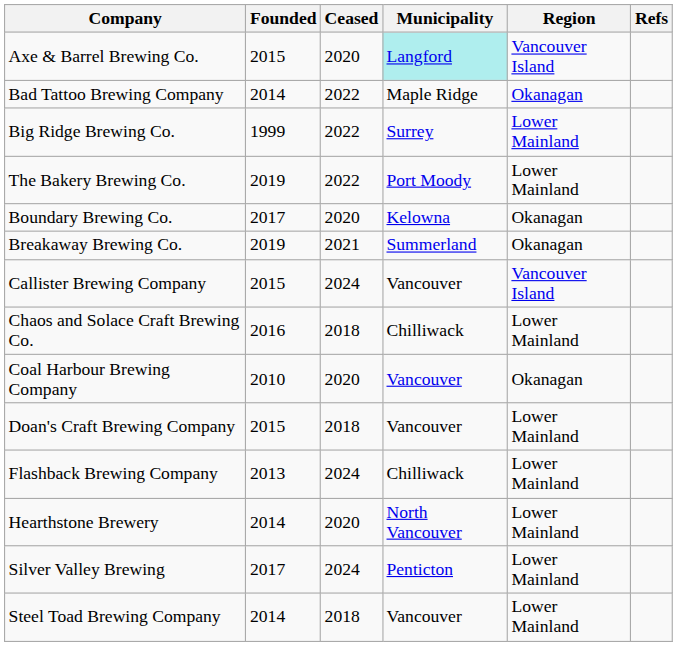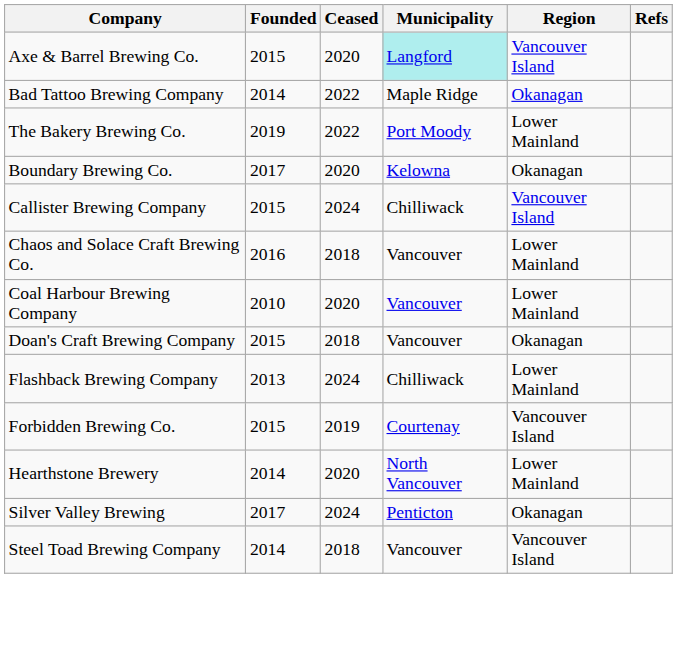- row: (92, 131)
- row: (95, 245)
(424, 283) Vancouver -> (425, 207) Chilliwack
(425, 330) Chilliwack -> (424, 255) Vancouver
(547, 378) Okanagan -> (545, 302) Lower Mainland
(545, 426) Lower Mainland -> (547, 340) Okanagan
+ row: (92, 426)
(545, 569) Lower Mainland -> (547, 511) Okanagan
(545, 617) Lower Mainland -> (549, 549) Vancouver Island
